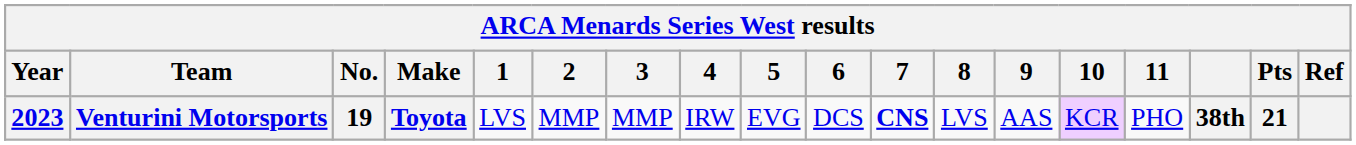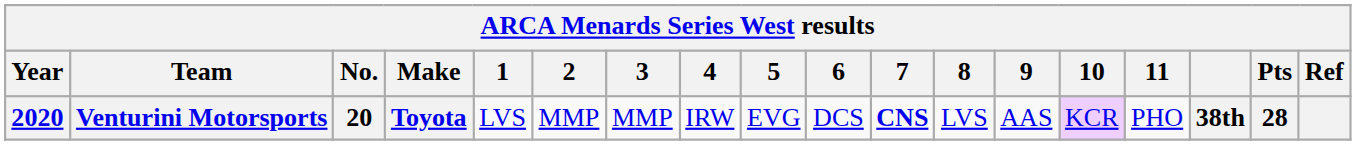(37, 117) 2023 -> (37, 117) 2020
(359, 117) 19 -> (359, 117) 20
(1275, 117) 21 -> (1275, 117) 28
